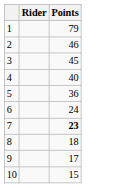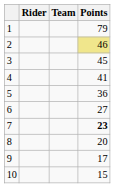+ column: (63, 12)
(74, 45) no background -> (102, 45) khaki background
(74, 77) 40 -> (102, 77) 41
(74, 110) 24 -> (102, 110) 27
(74, 142) 18 -> (102, 142) 20
